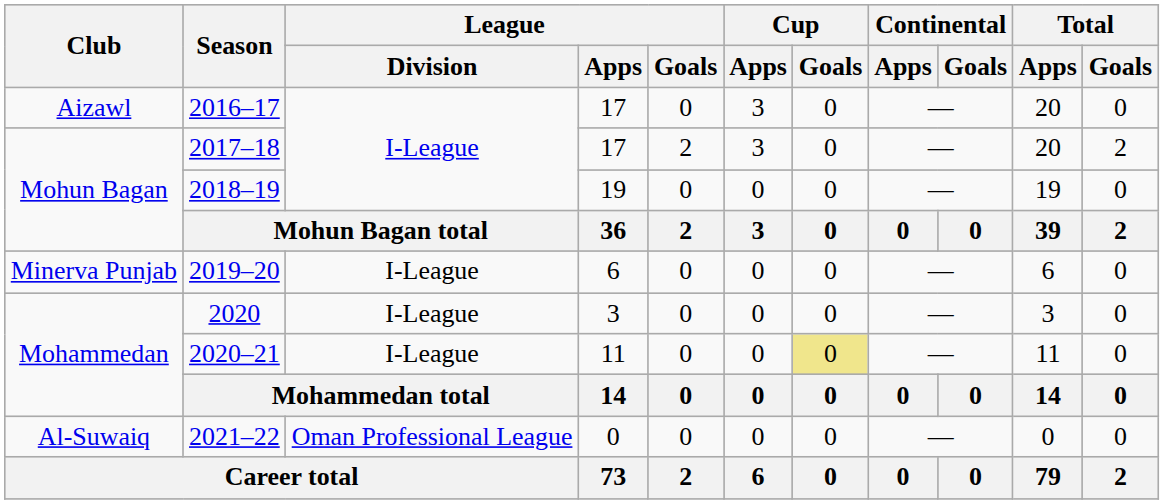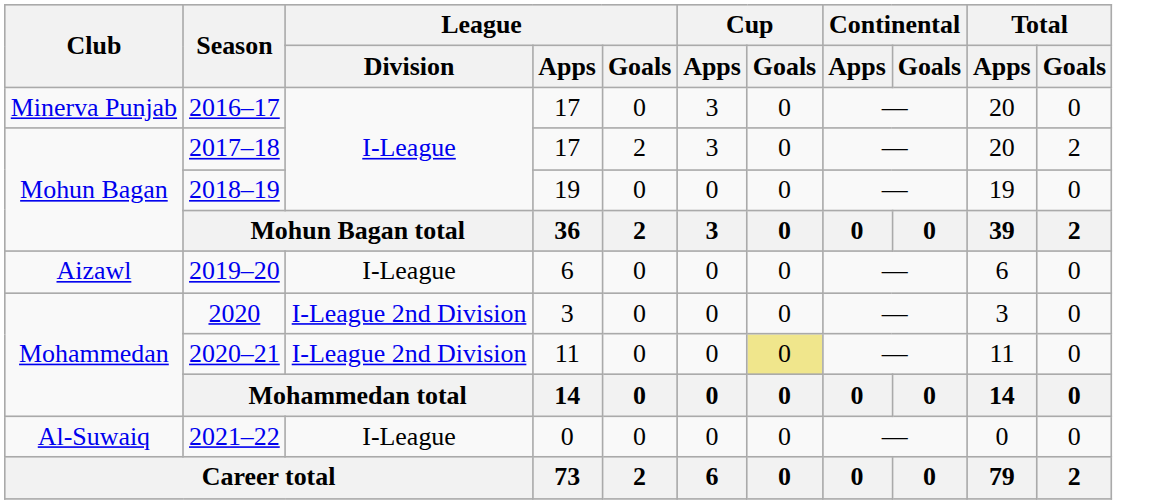(94, 107) Aizawl -> (94, 107) Minerva Punjab
(94, 271) Minerva Punjab -> (94, 271) Aizawl
(432, 312) I-League -> (409, 312) I-League 2nd Division
(432, 353) I-League -> (409, 353) I-League 2nd Division
(432, 436) Oman Professional League -> (409, 436) I-League
